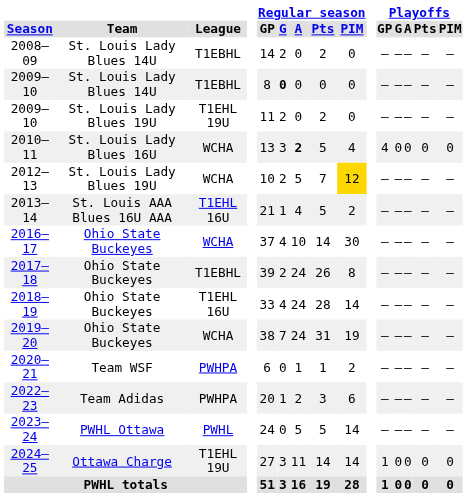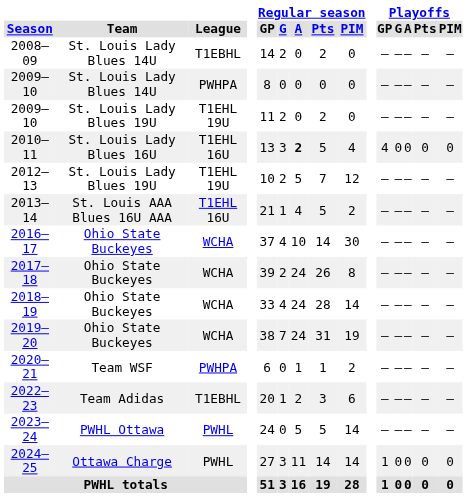(218, 84) T1EBHL -> (218, 84) PWHPA
(283, 84) bold -> (283, 84) normal
(218, 147) WCHA -> (218, 147) T1EHL 16U
(218, 178) WCHA -> (218, 178) T1EHL 19U
(352, 178) gold background -> (352, 178) no background
(218, 273) T1EBHL -> (218, 273) WCHA
(218, 304) T1EHL 16U -> (218, 304) WCHA
(218, 398) PWHPA -> (218, 398) T1EBHL
(218, 461) T1EHL 19U -> (218, 461) PWHL
